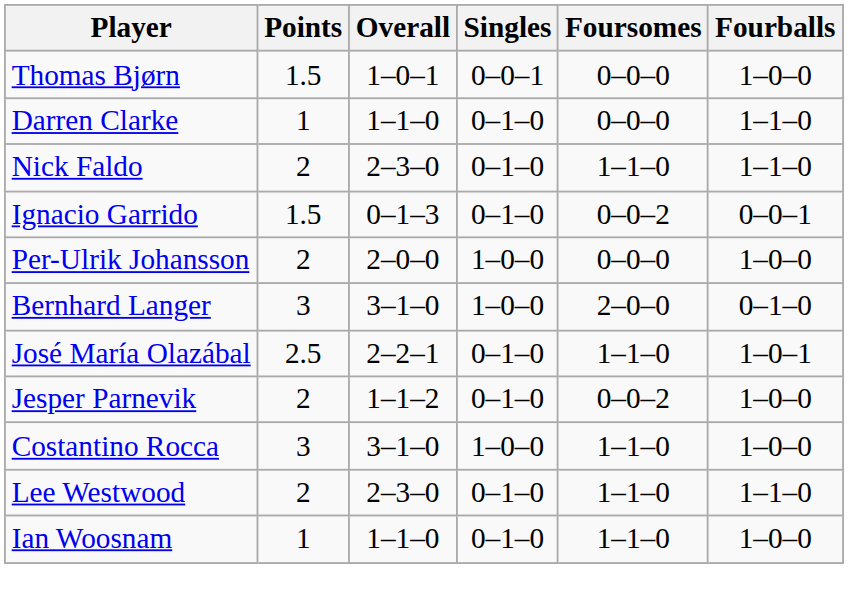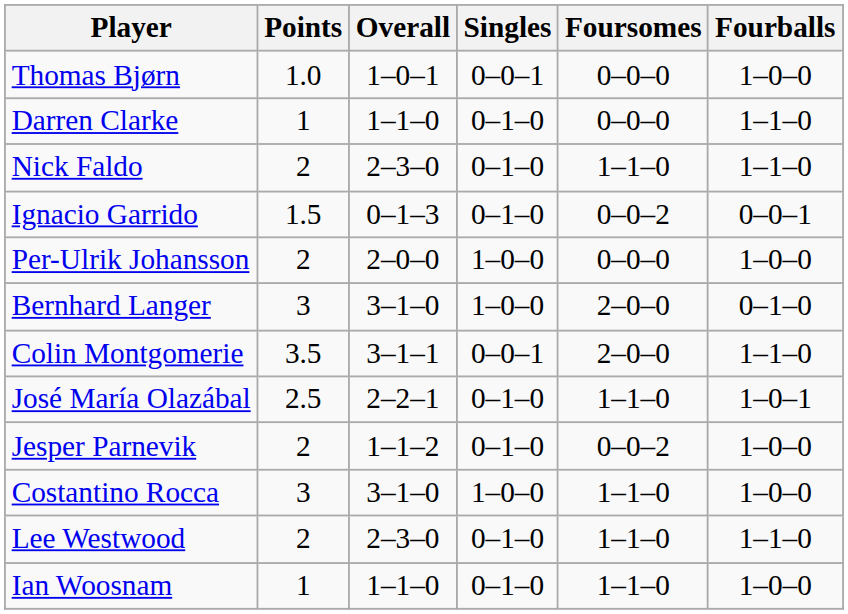(303, 74) 1.5 -> (303, 74) 1.0
+ row: (128, 352)
